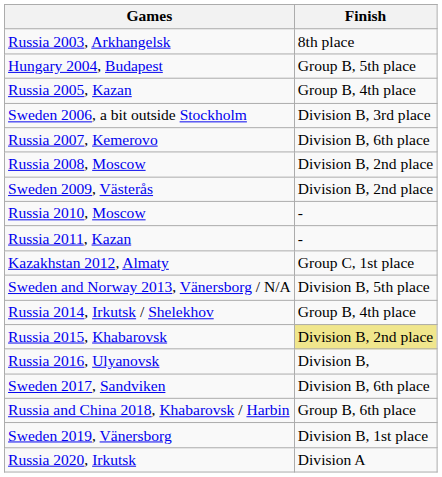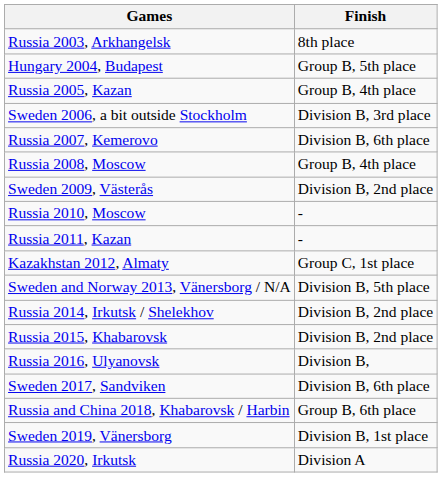(366, 164) Division B, 2nd place -> (357, 164) Group B, 4th place
(357, 312) Group B, 4th place -> (366, 312) Division B, 2nd place
(366, 336) khaki background -> (366, 336) no background
